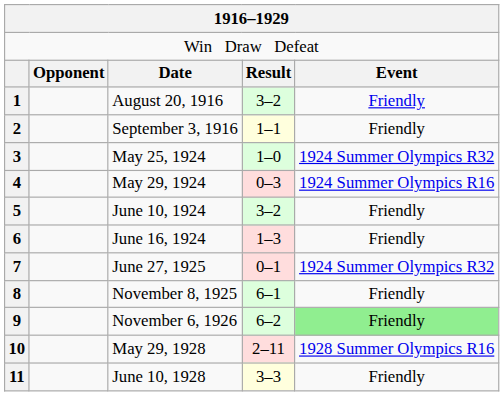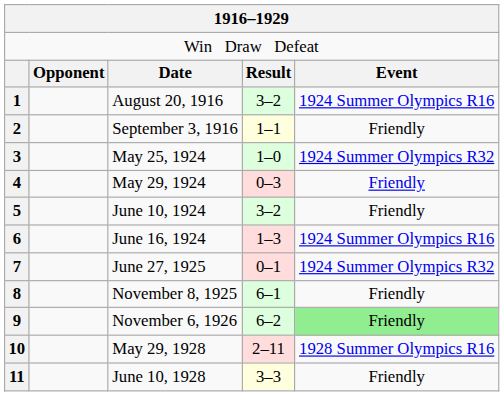(397, 101) Friendly -> (397, 101) 1924 Summer Olympics R16
(397, 183) 1924 Summer Olympics R16 -> (397, 183) Friendly
(397, 239) Friendly -> (397, 239) 1924 Summer Olympics R16
